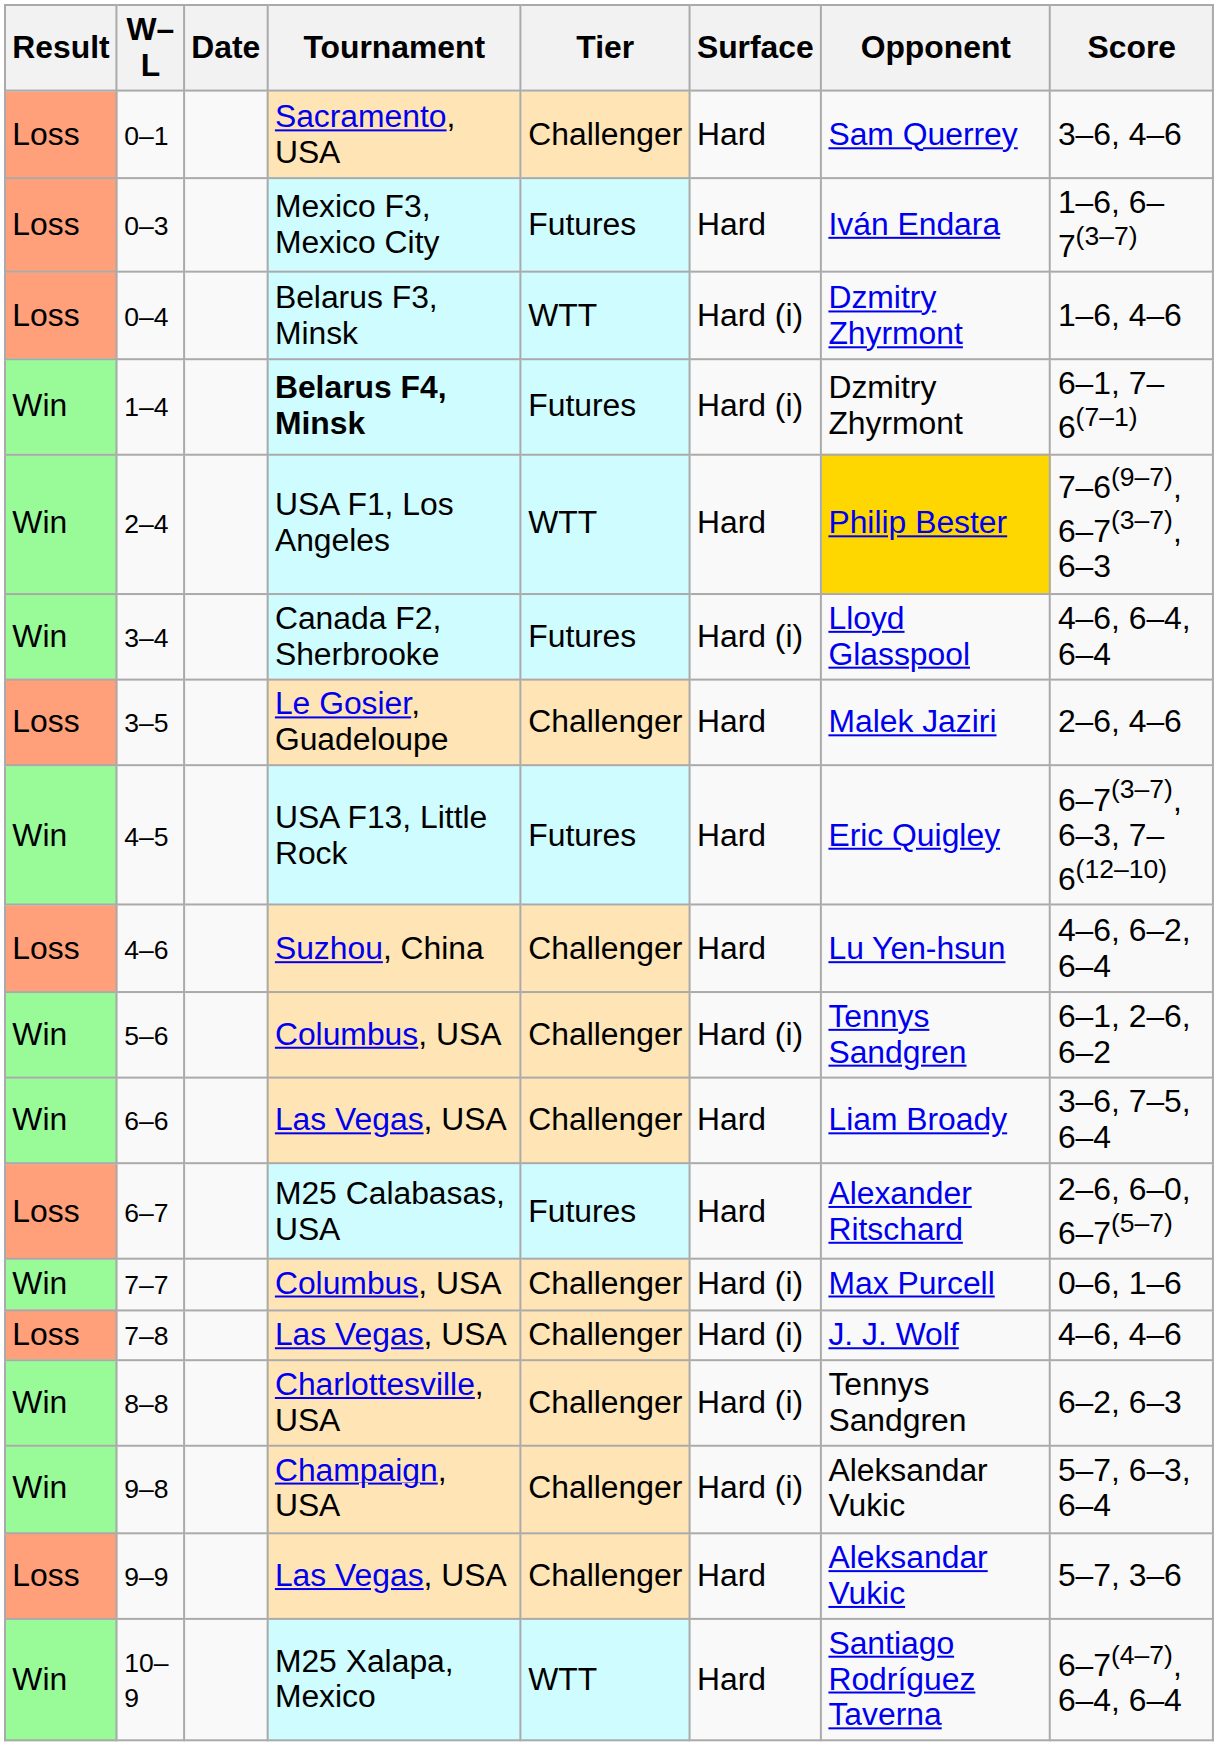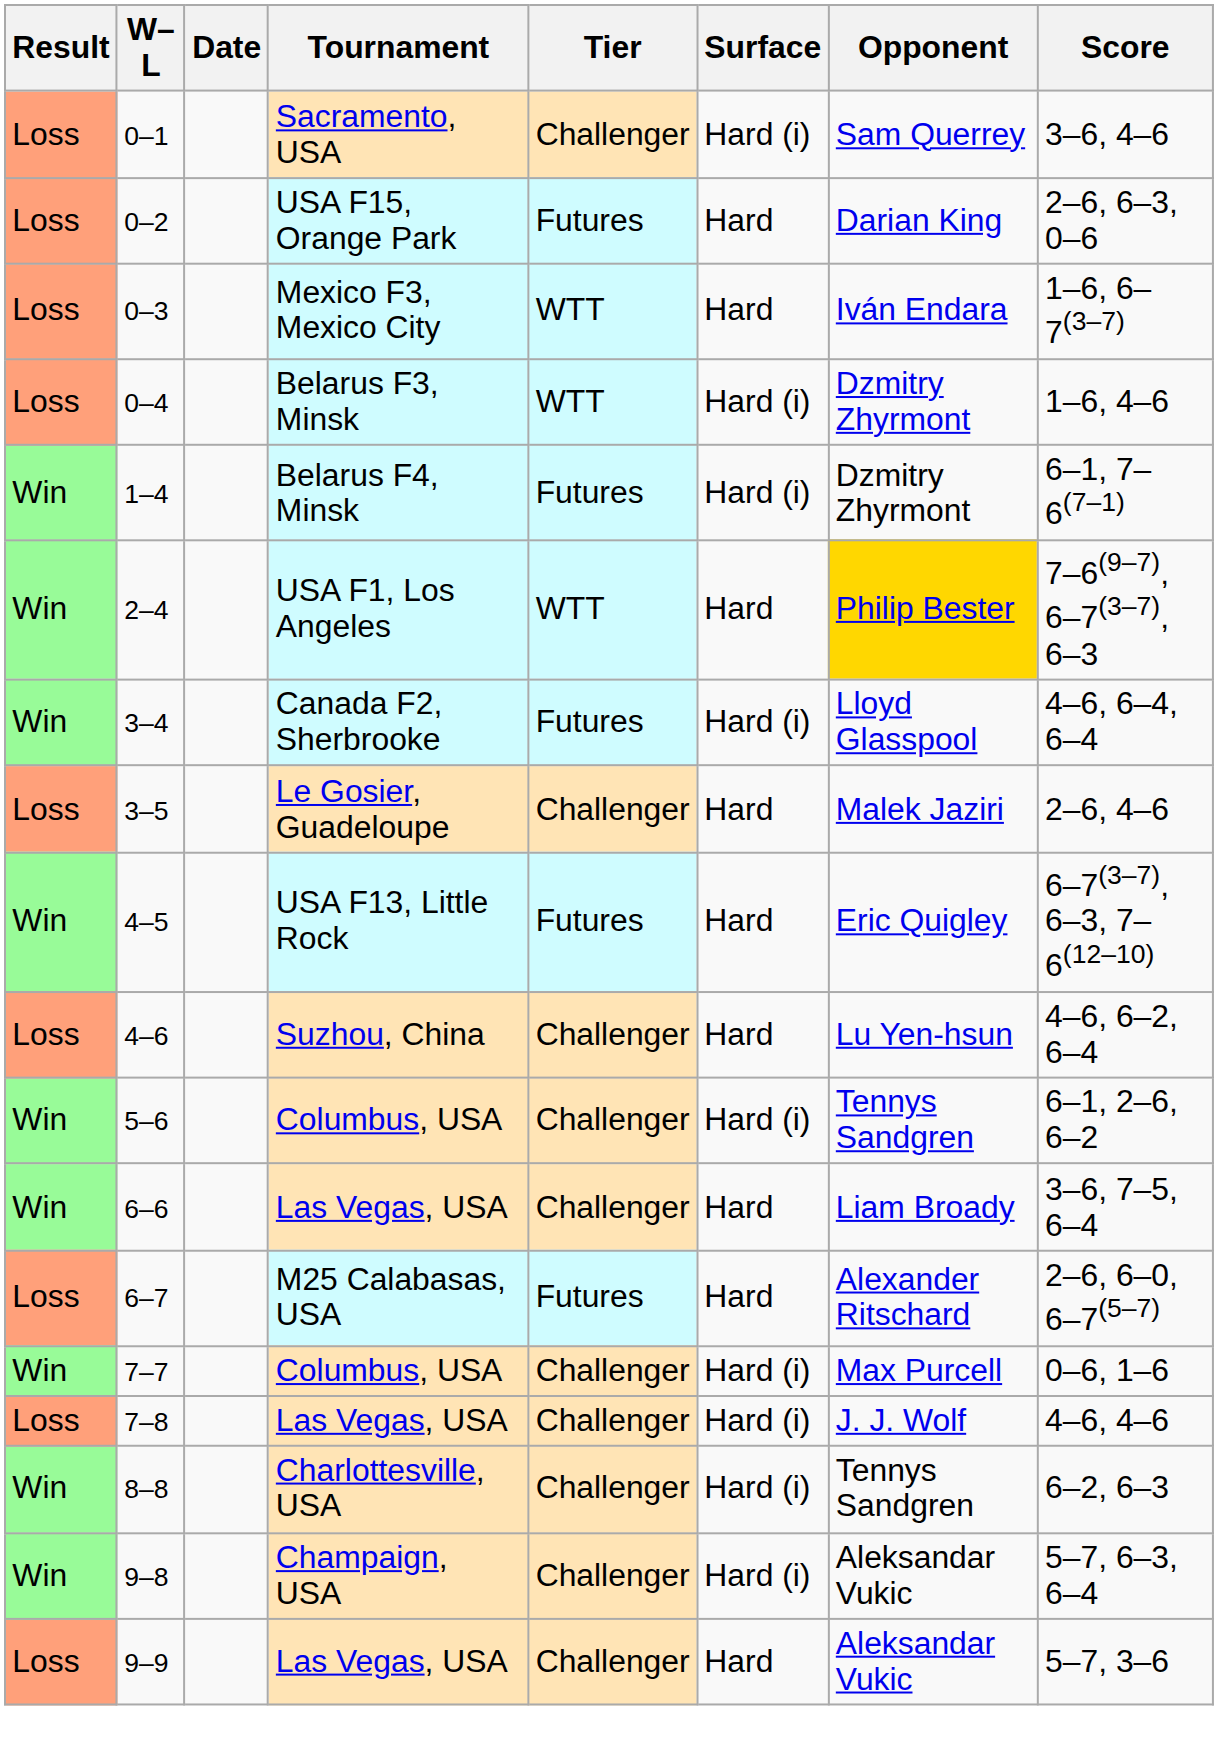(731, 133) Hard -> (757, 133) Hard (i)
+ row: (146, 222)
(582, 224) Futures -> (570, 310) WTT
(361, 405) bold -> (357, 492) normal
- row: (146, 1681)
